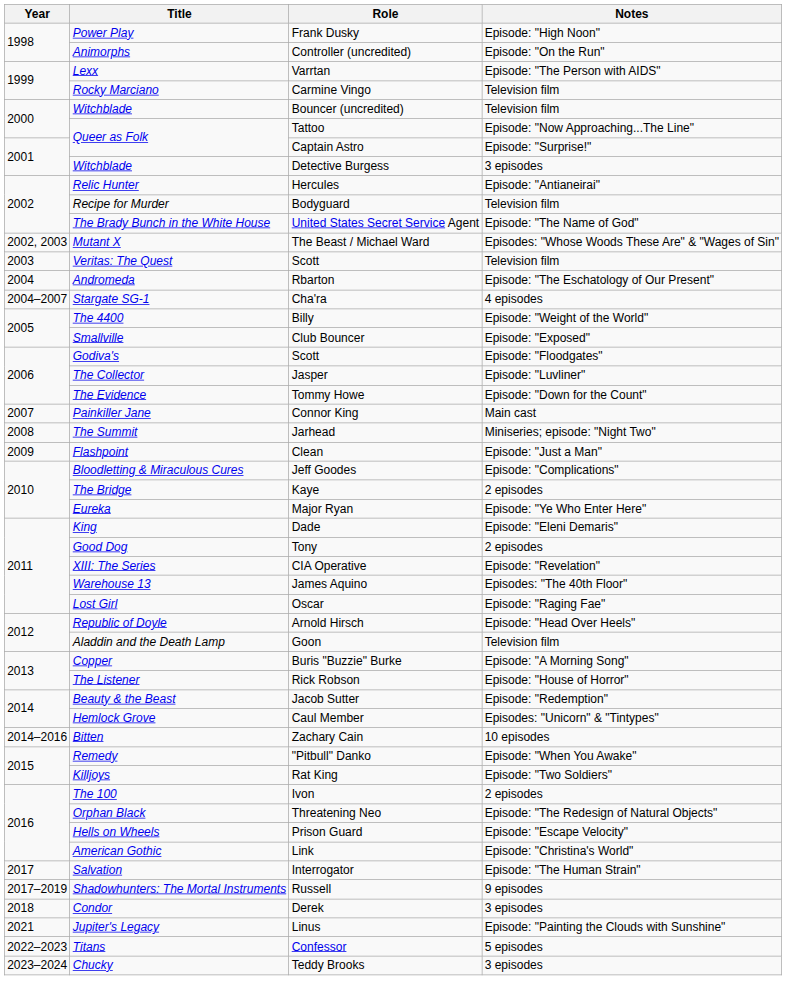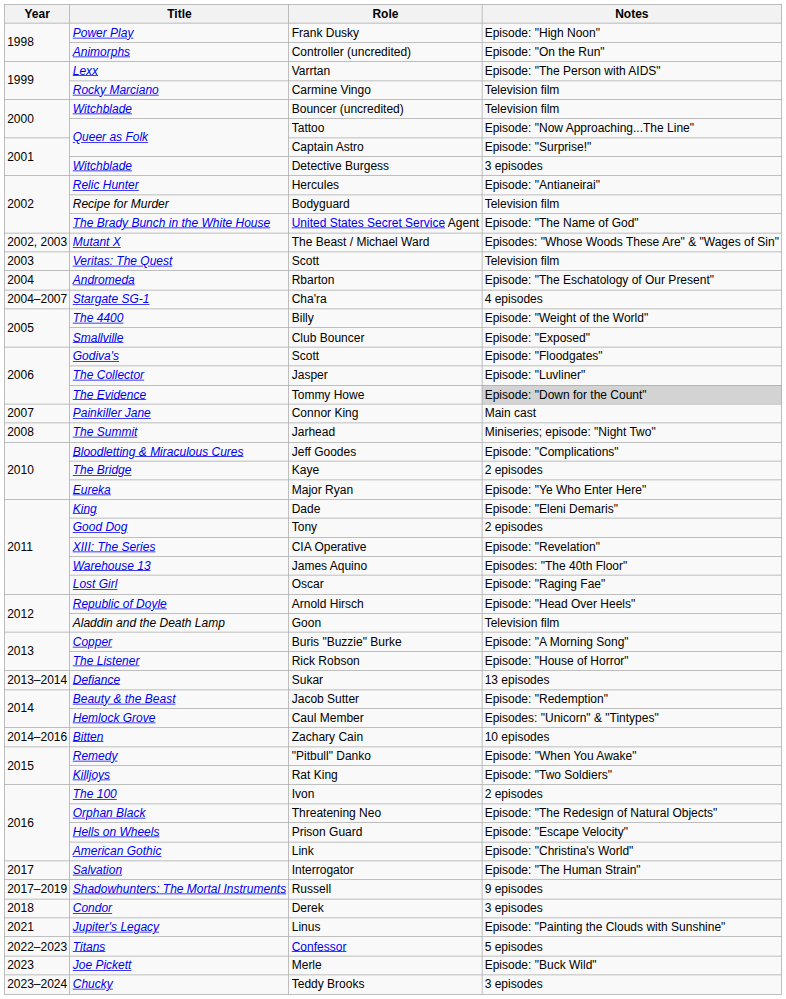(566, 394) no background -> (566, 394) lightgrey background
- row: (100, 451)
+ row: (96, 680)
+ row: (102, 965)
